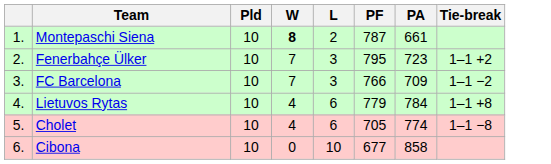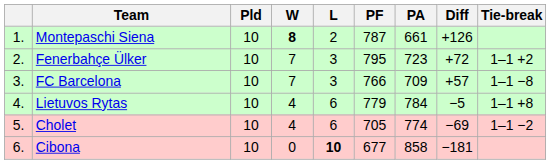+ column: (457, 15)
(471, 81) 1–1 −2 -> (512, 81) 1–1 −8
(471, 125) 1–1 −8 -> (512, 125) 1–1 −2
(333, 147) normal -> (333, 147) bold
